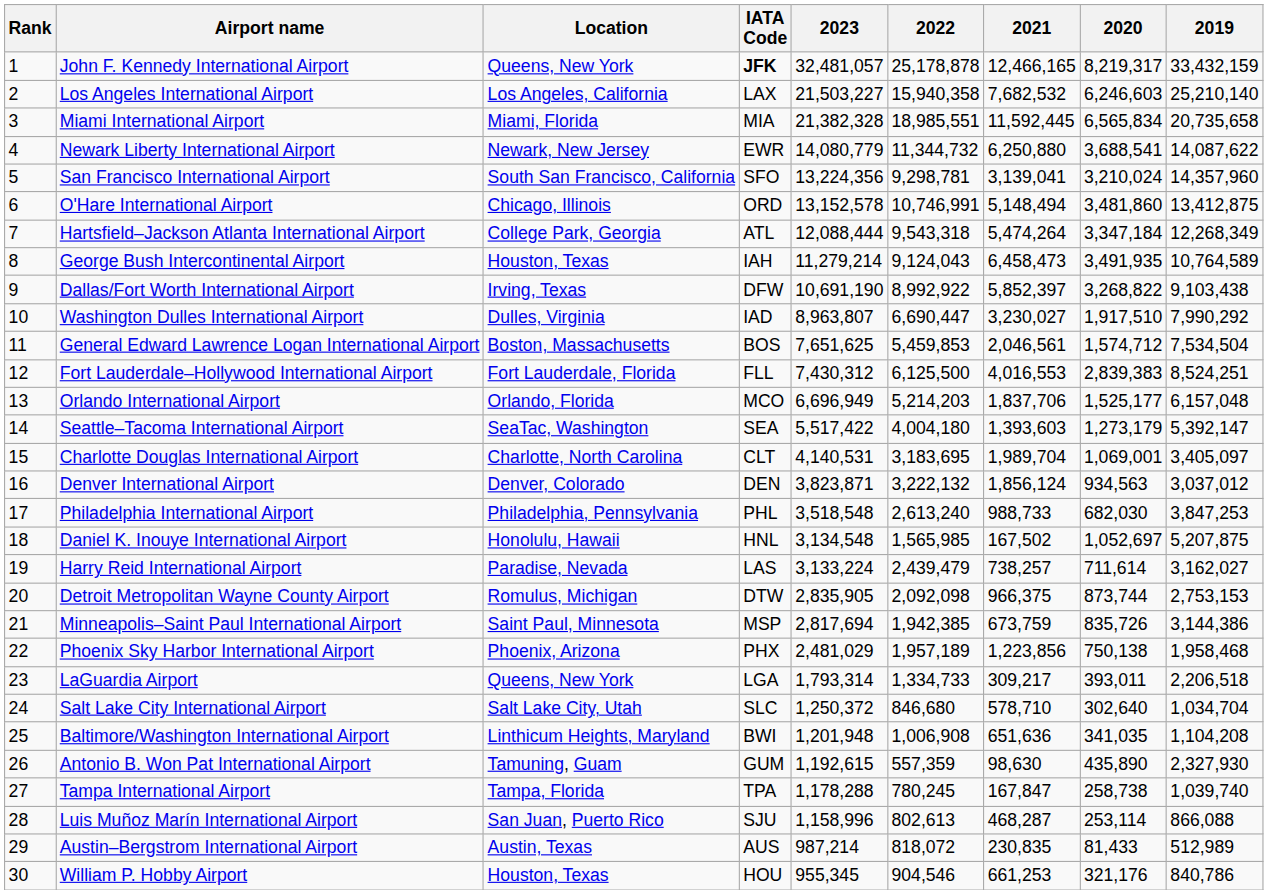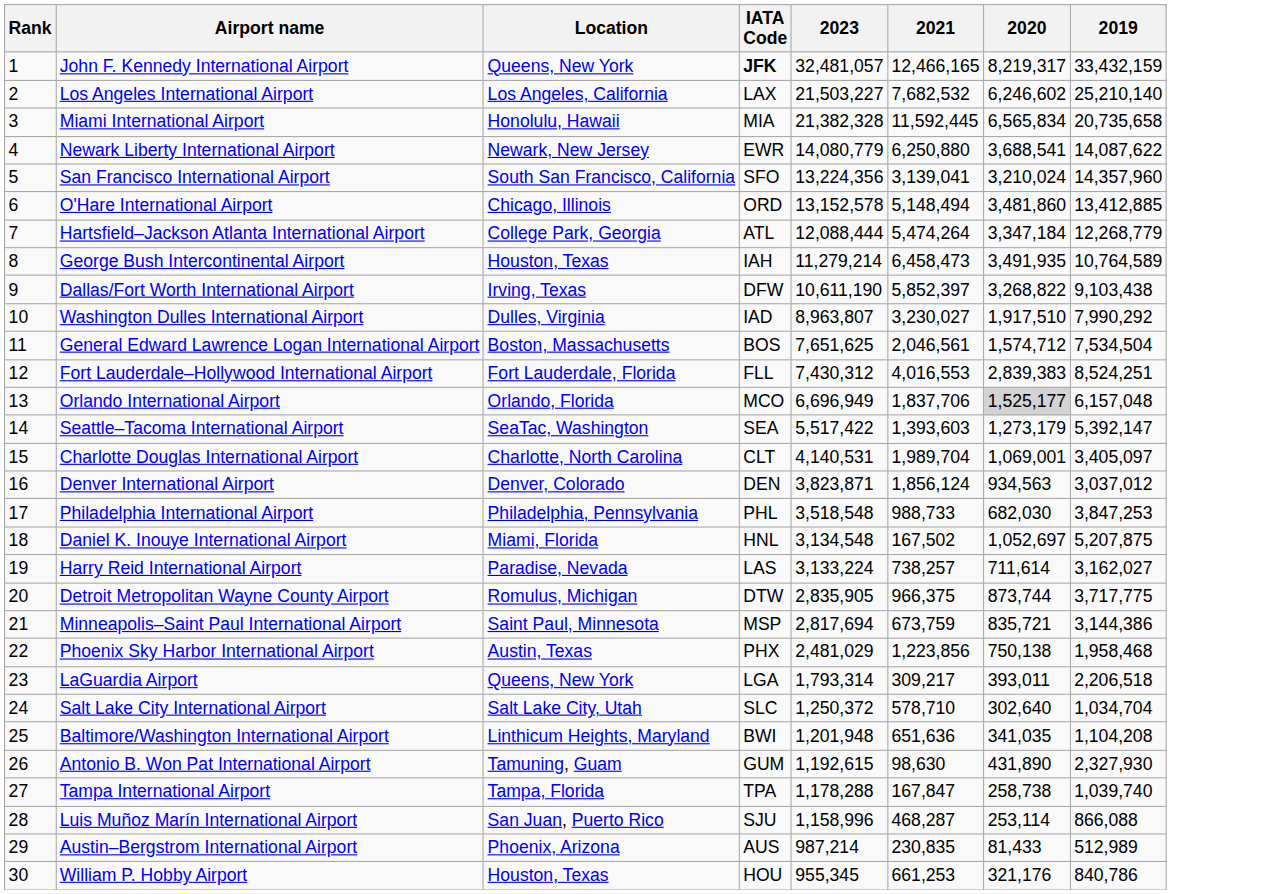- column: (936, 28)
(1123, 94) 6,246,603 -> (1027, 94) 6,246,602
(543, 121) Miami, Florida -> (554, 121) Honolulu, Hawaii
(1214, 205) 13,412,875 -> (1118, 205) 13,412,885
(1214, 233) 12,268,349 -> (1118, 233) 12,268,779
(839, 289) 10,691,190 -> (839, 289) 10,611,190
(1123, 401) no background -> (1027, 401) lightgrey background
(554, 540) Honolulu, Hawaii -> (543, 540) Miami, Florida
(1209, 596) 2,753,153 -> (1113, 596) 3,717,775
(1116, 624) 835,726 -> (1020, 624) 835,721
(554, 652) Phoenix, Arizona -> (540, 652) Austin, Texas
(1116, 763) 435,890 -> (1020, 763) 431,890
(540, 847) Austin, Texas -> (554, 847) Phoenix, Arizona
